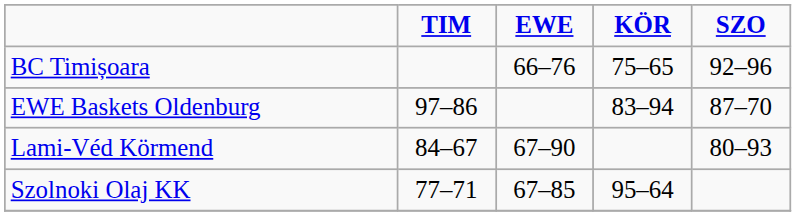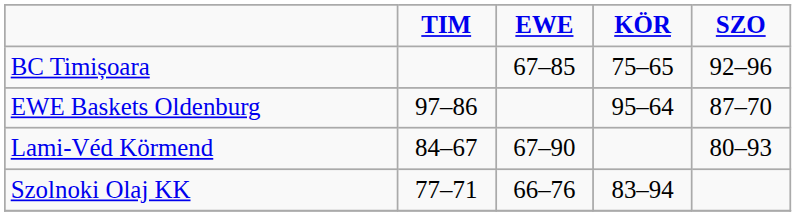(544, 66) 66–76 -> (544, 66) 67–85
(643, 107) 83–94 -> (643, 107) 95–64
(544, 189) 67–85 -> (544, 189) 66–76
(643, 189) 95–64 -> (643, 189) 83–94
